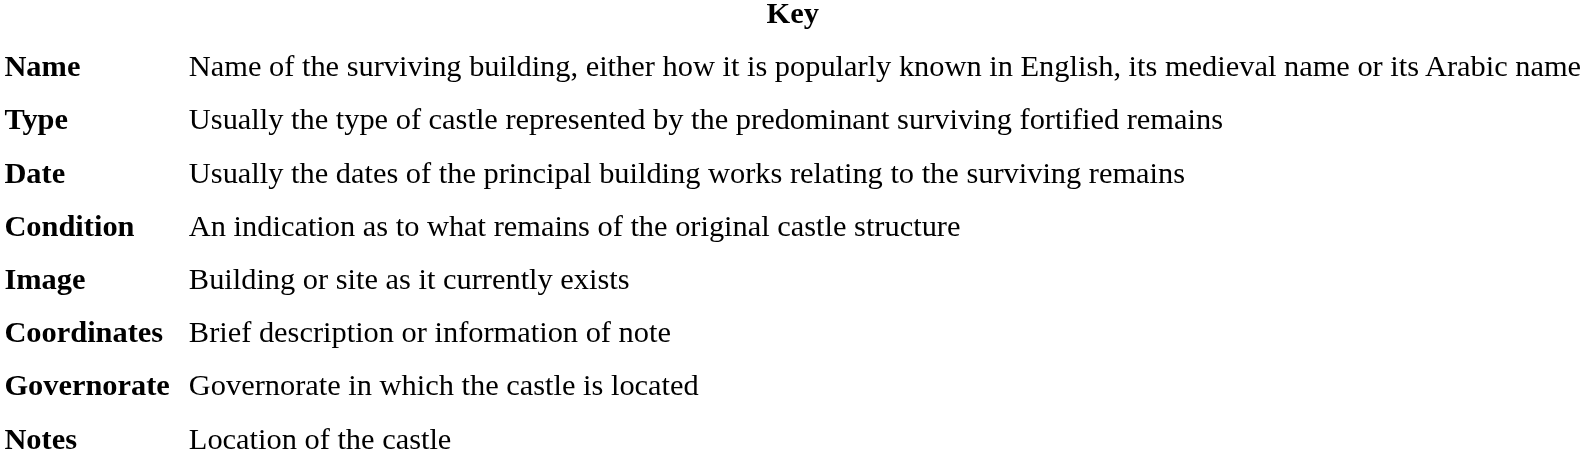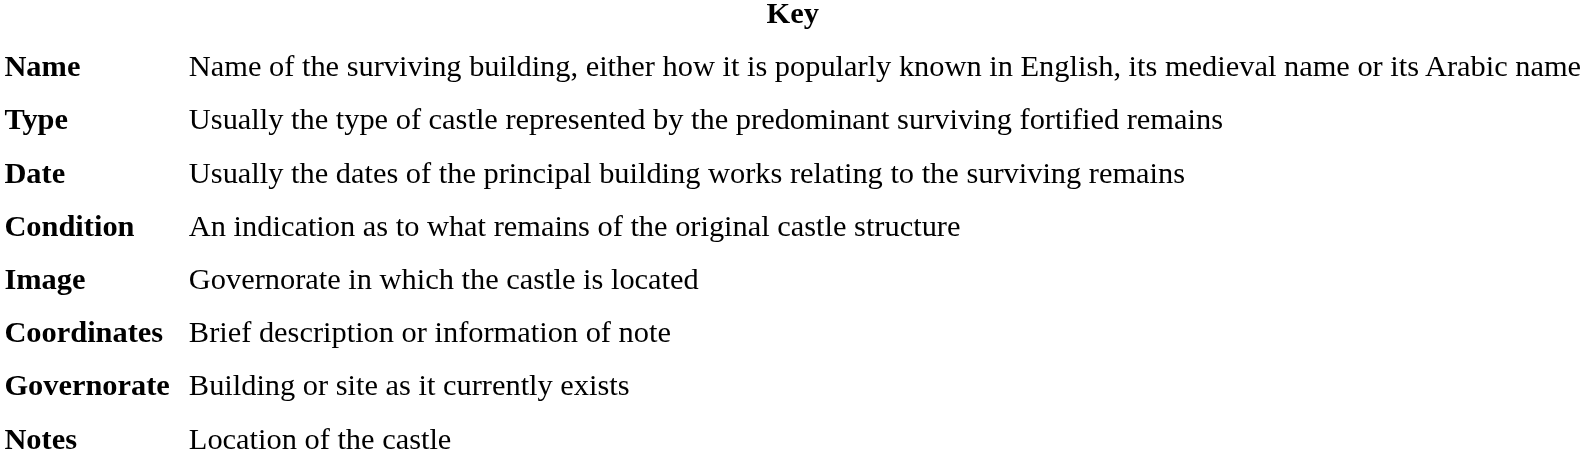(409, 279) Building or site as it currently exists -> (444, 279) Governorate in which the castle is located
(444, 385) Governorate in which the castle is located -> (409, 385) Building or site as it currently exists
